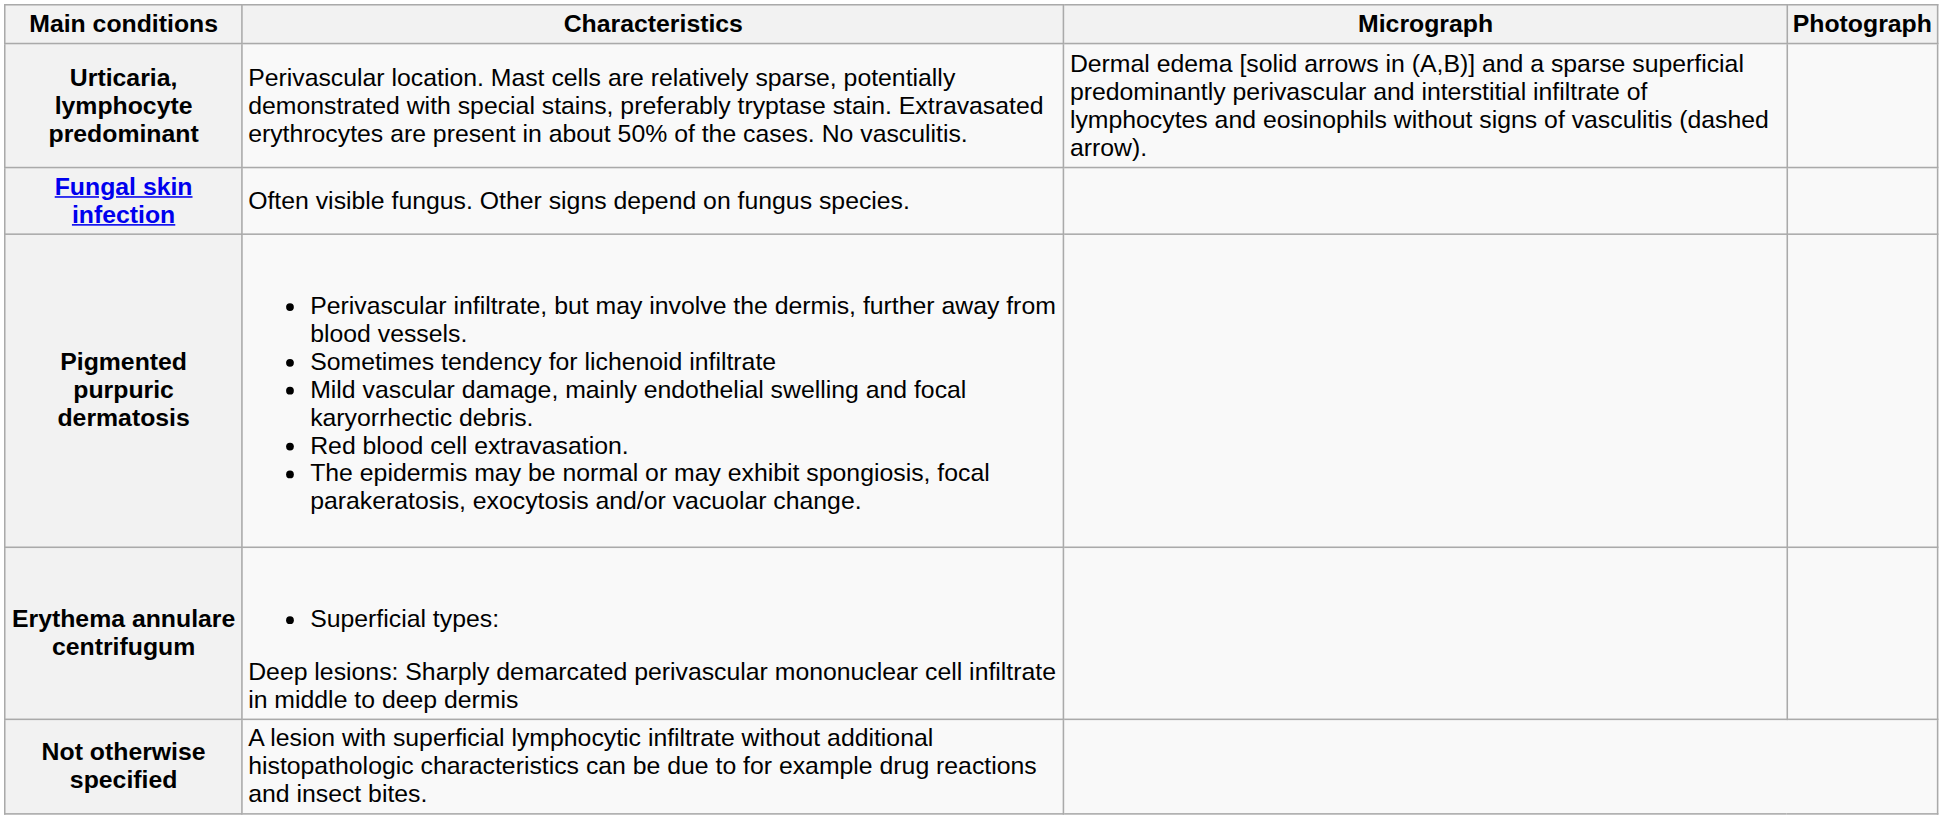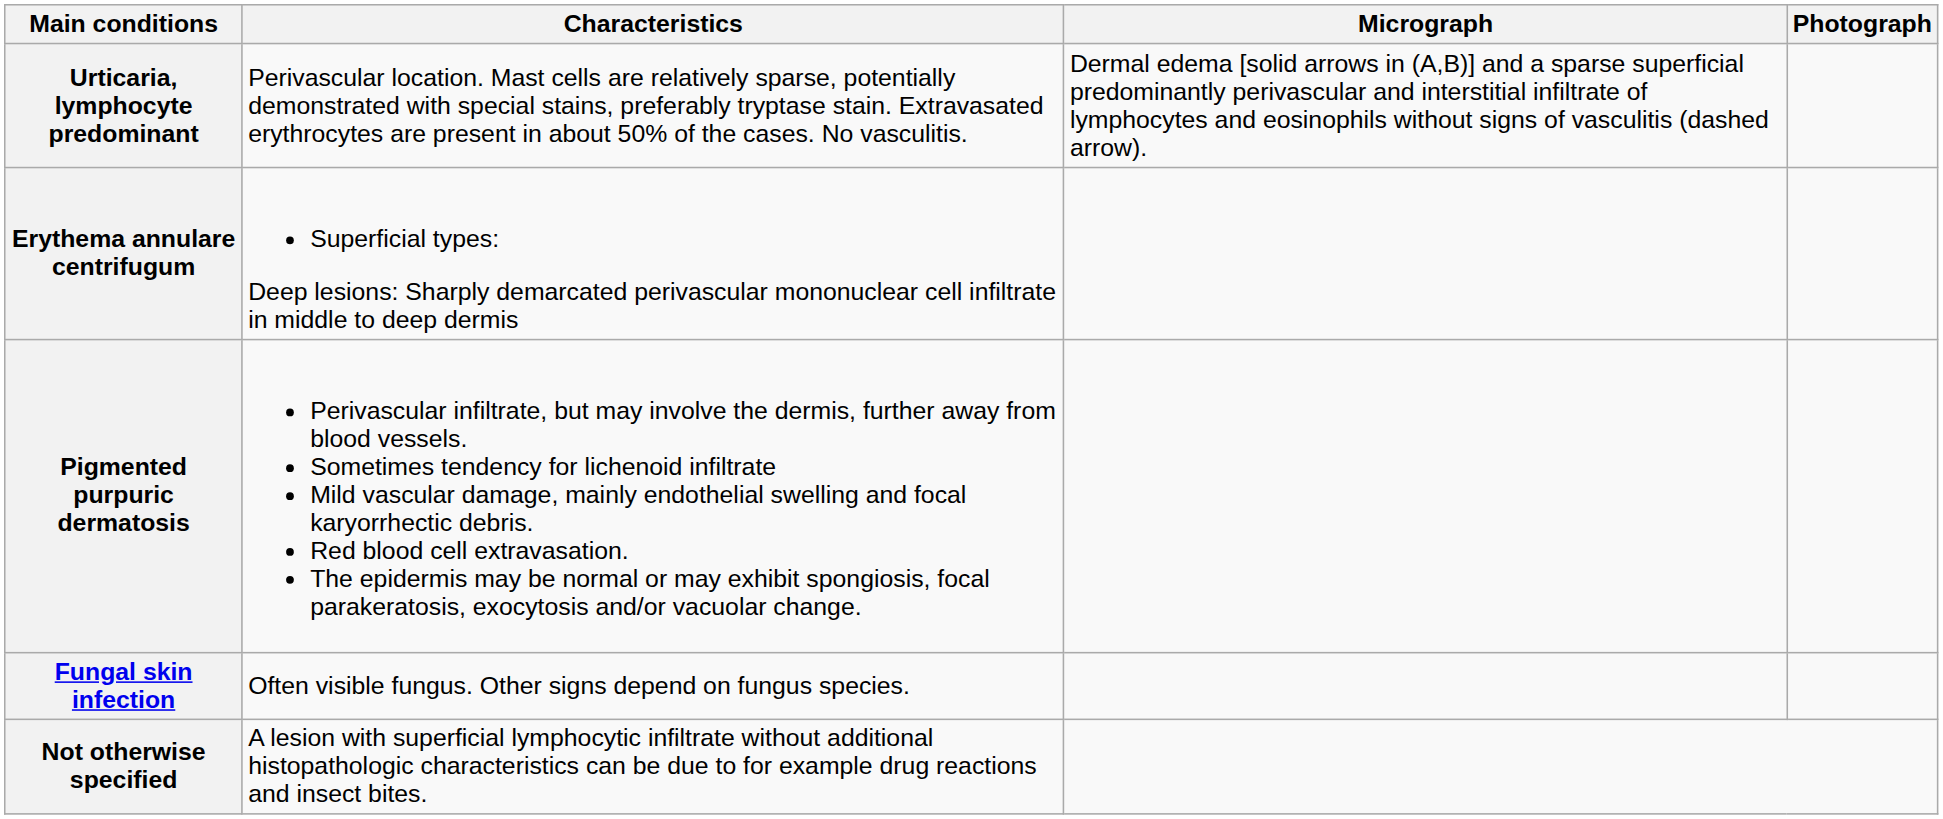rows swapped: (124, 200) <-> (124, 632)
